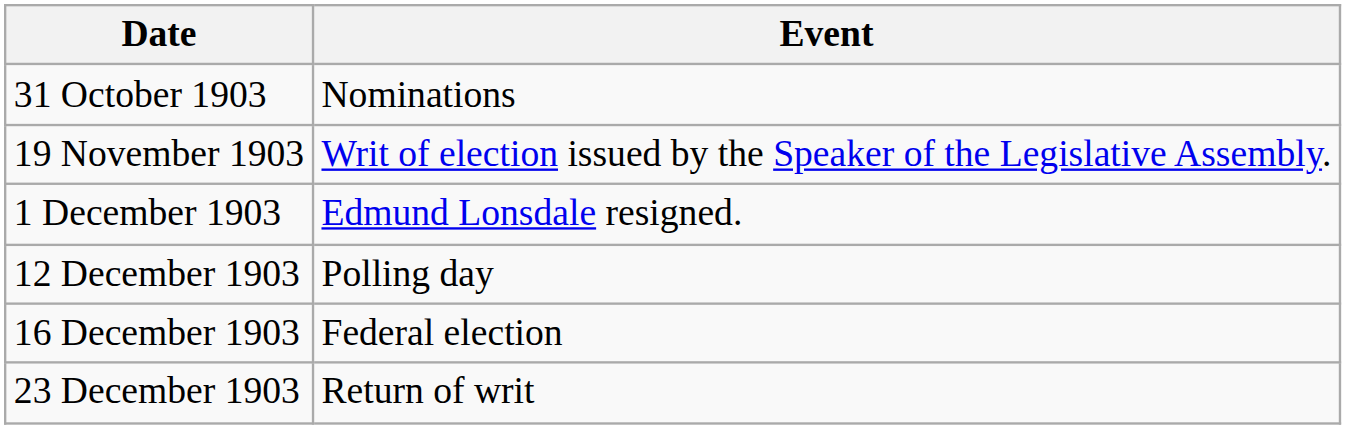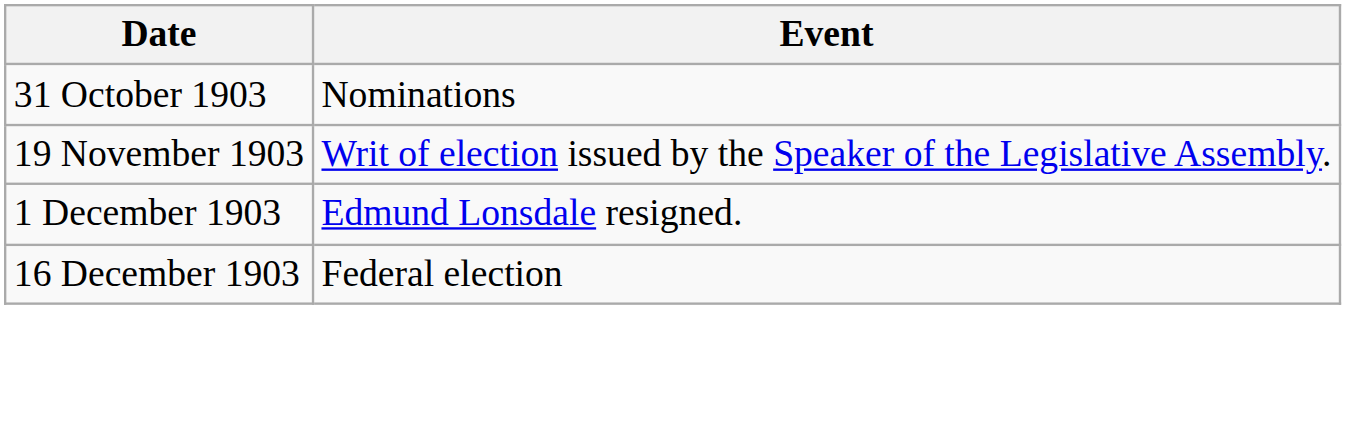- row: (157, 272)
- row: (157, 392)
